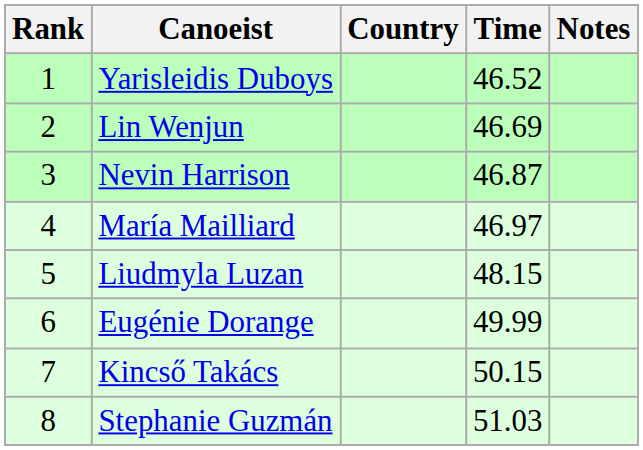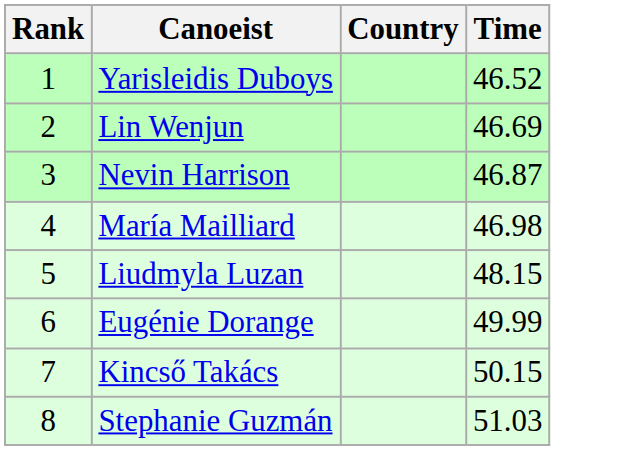- column: (593, 28)
(508, 224) 46.97 -> (508, 224) 46.98
